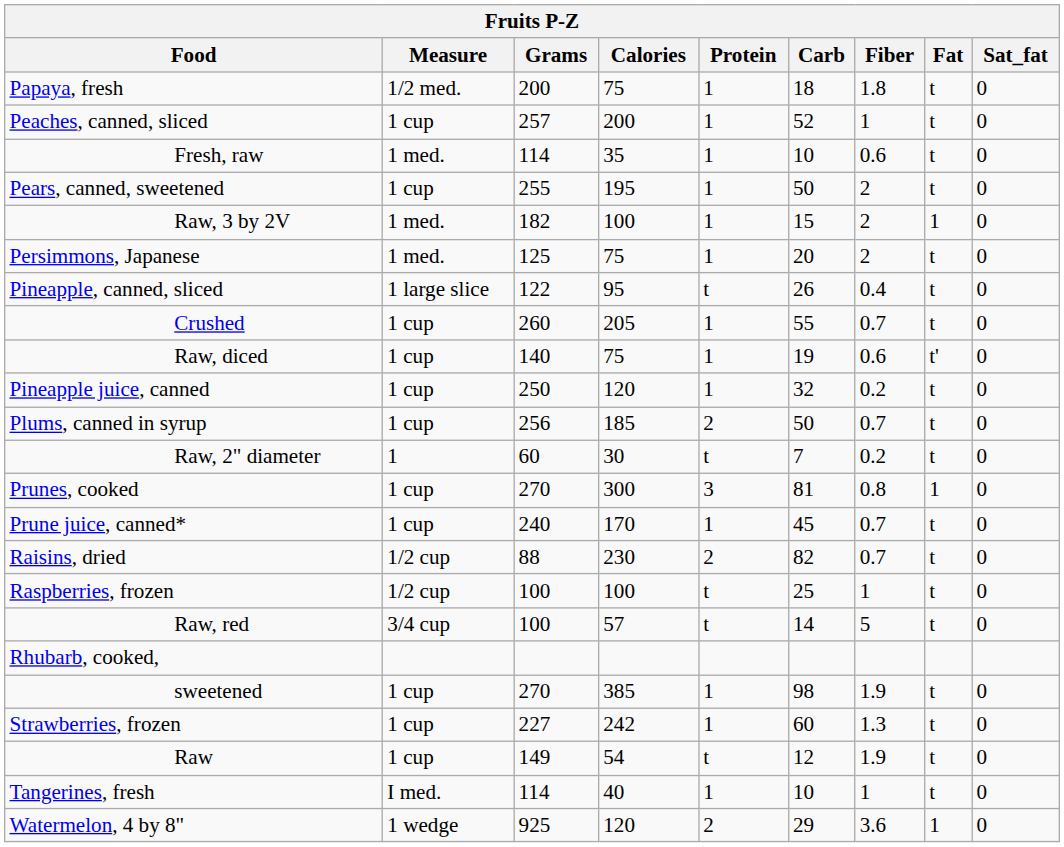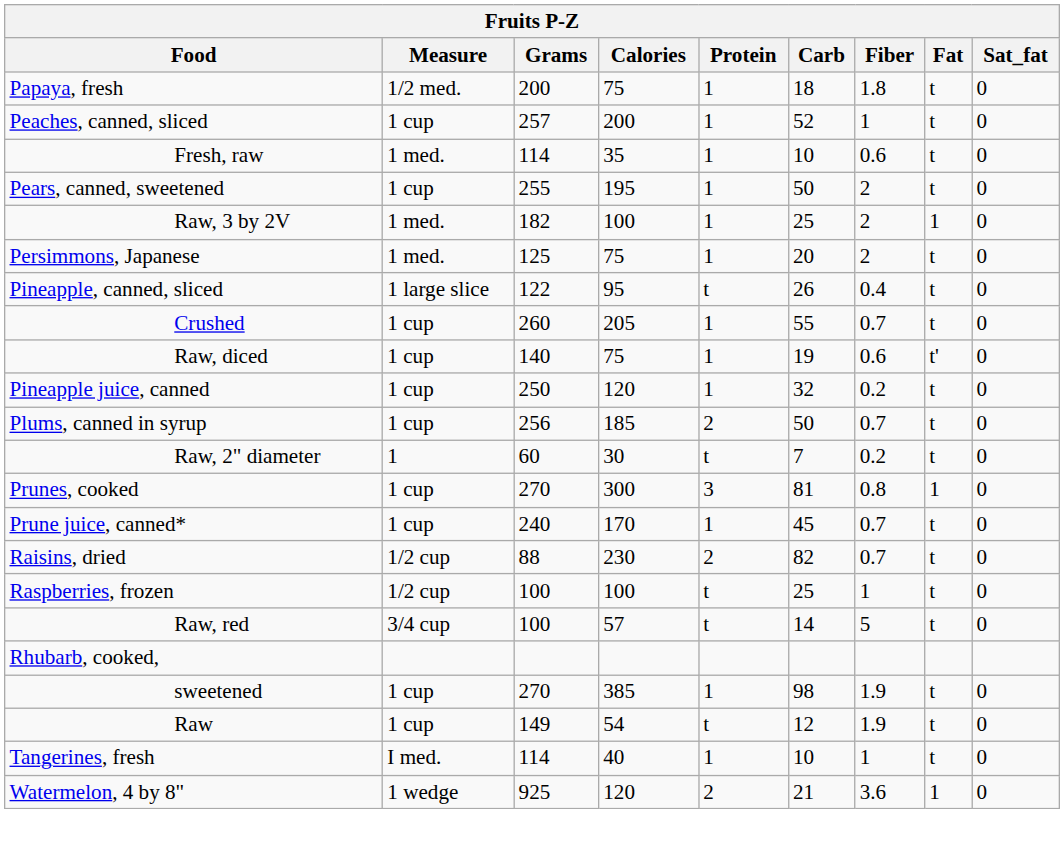(804, 222) 15 -> (804, 222) 25
- row: (95, 724)
(804, 825) 29 -> (804, 791) 21
